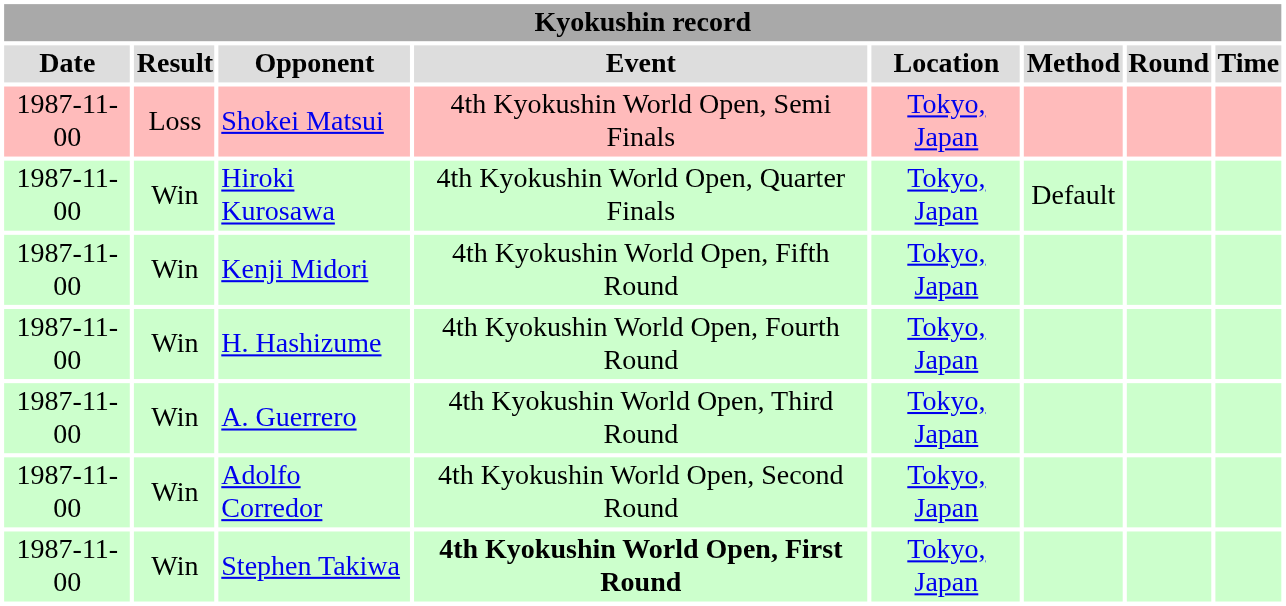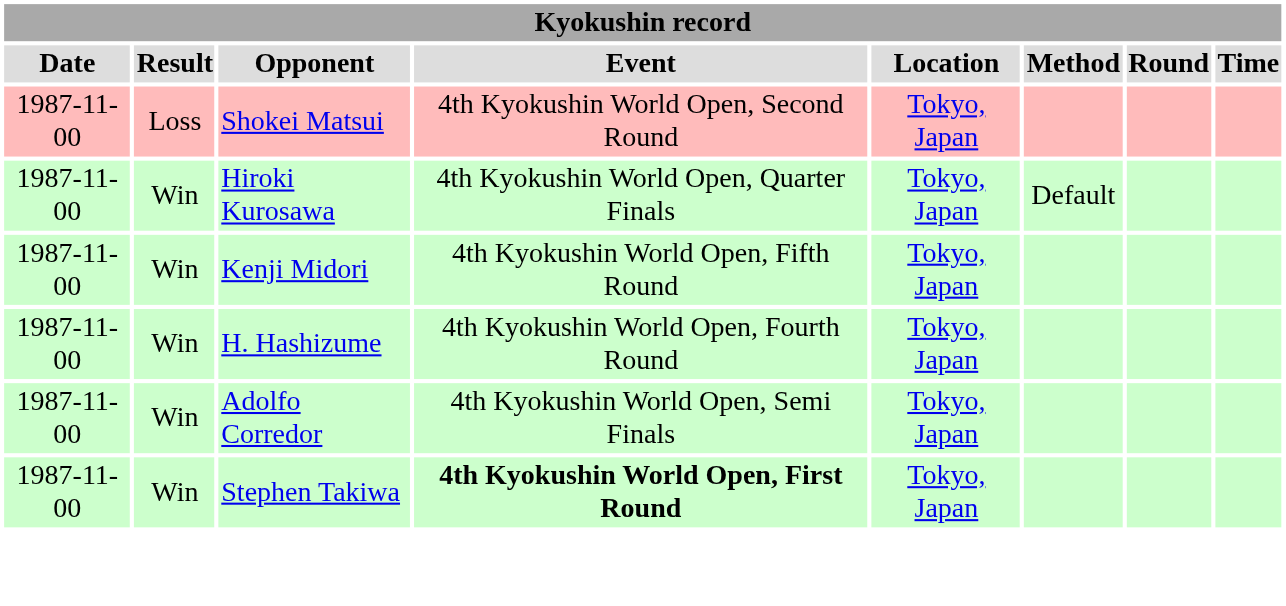(641, 121) 4th Kyokushin World Open, Semi Finals -> (641, 121) 4th Kyokushin World Open, Second Round
- row: (289, 418)
(641, 492) 4th Kyokushin World Open, Second Round -> (641, 418) 4th Kyokushin World Open, Semi Finals
